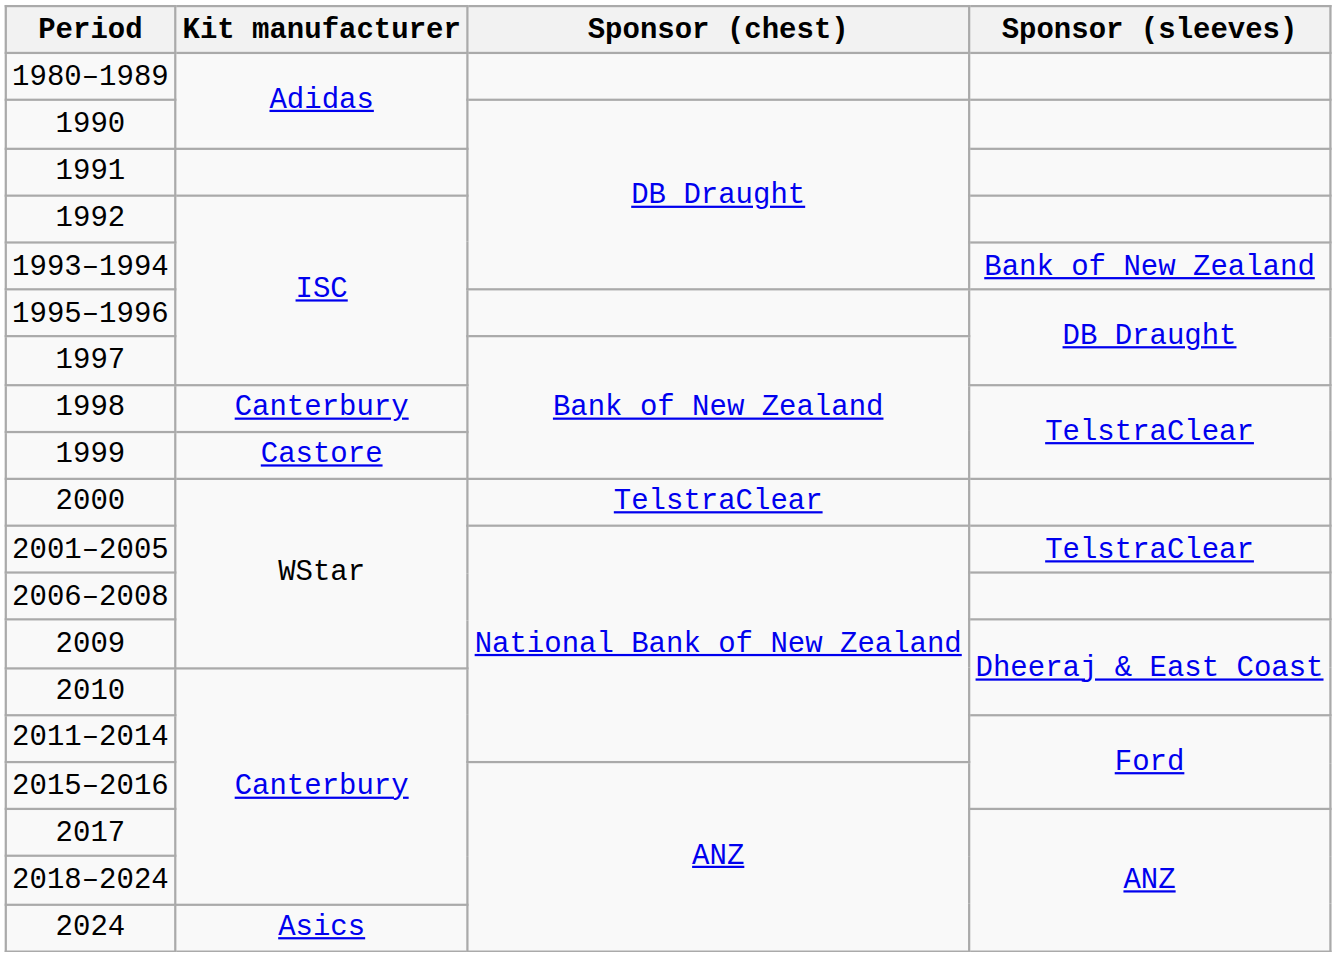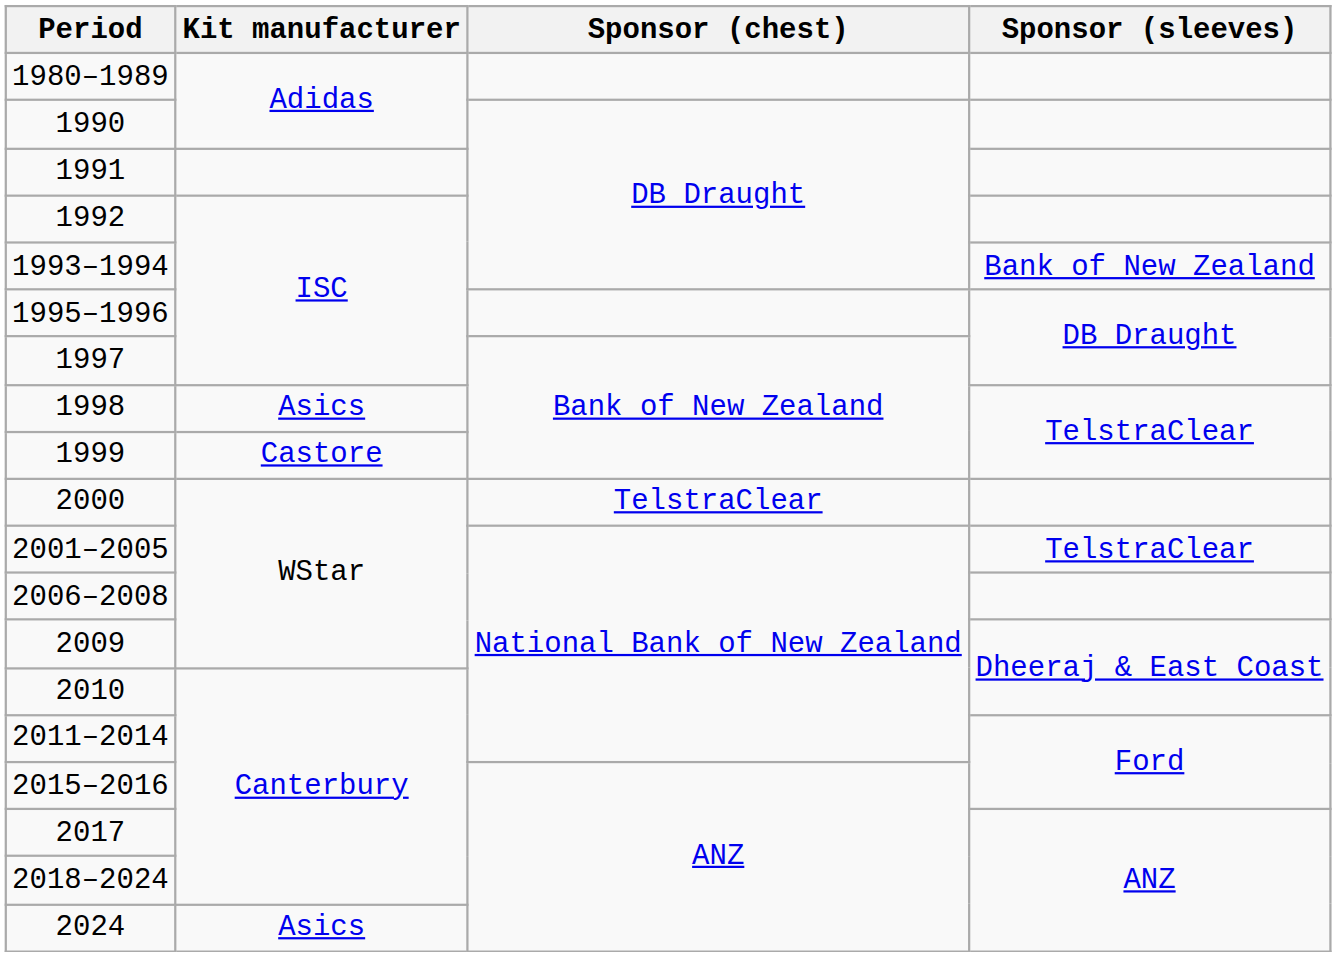(322, 408) Canterbury -> (322, 408) Asics
